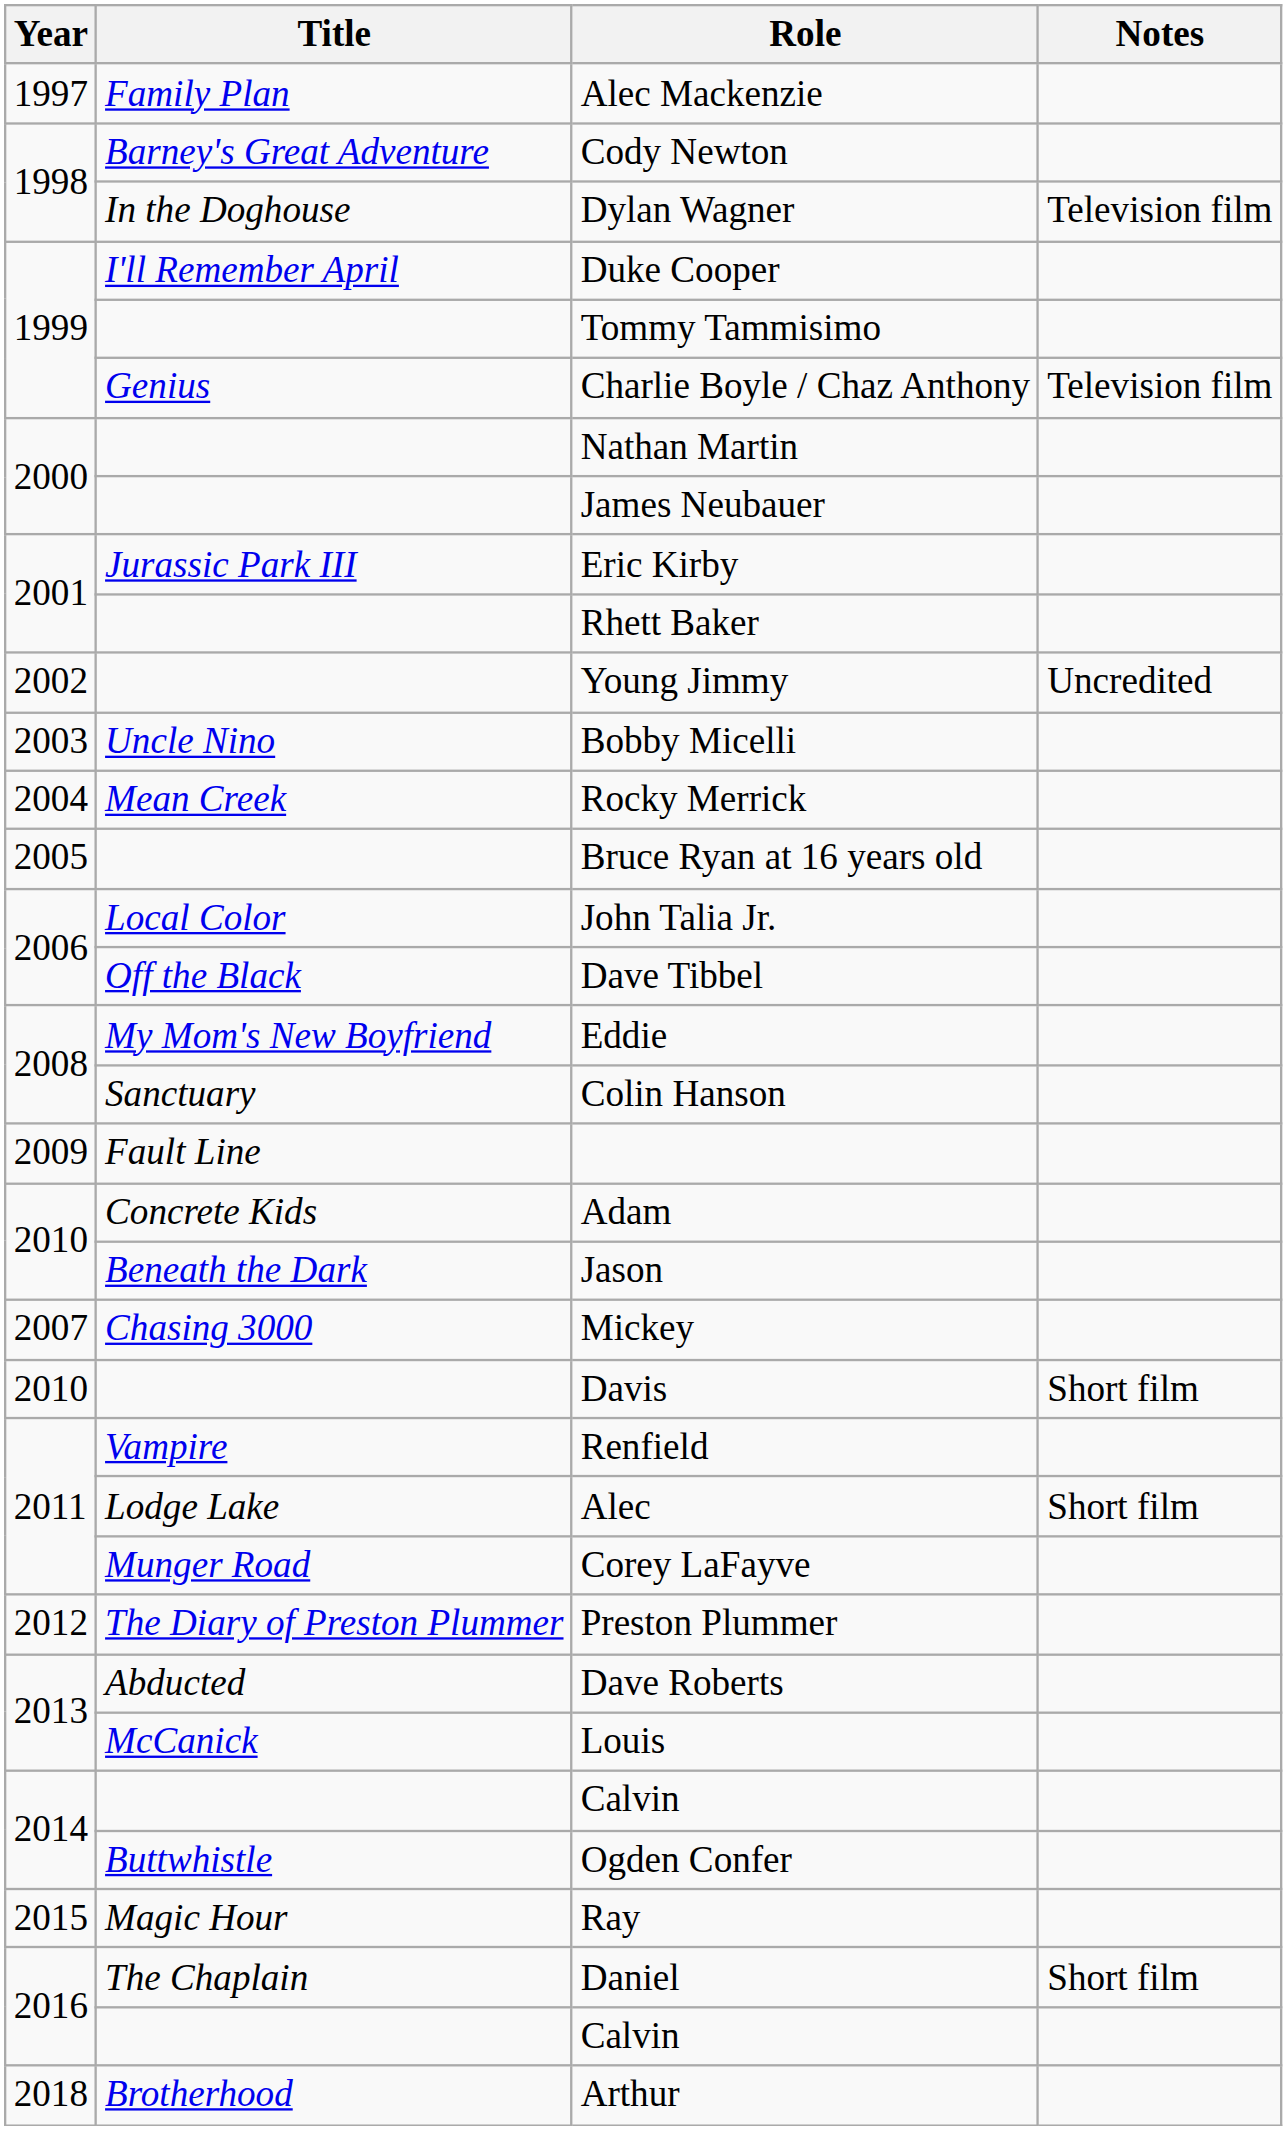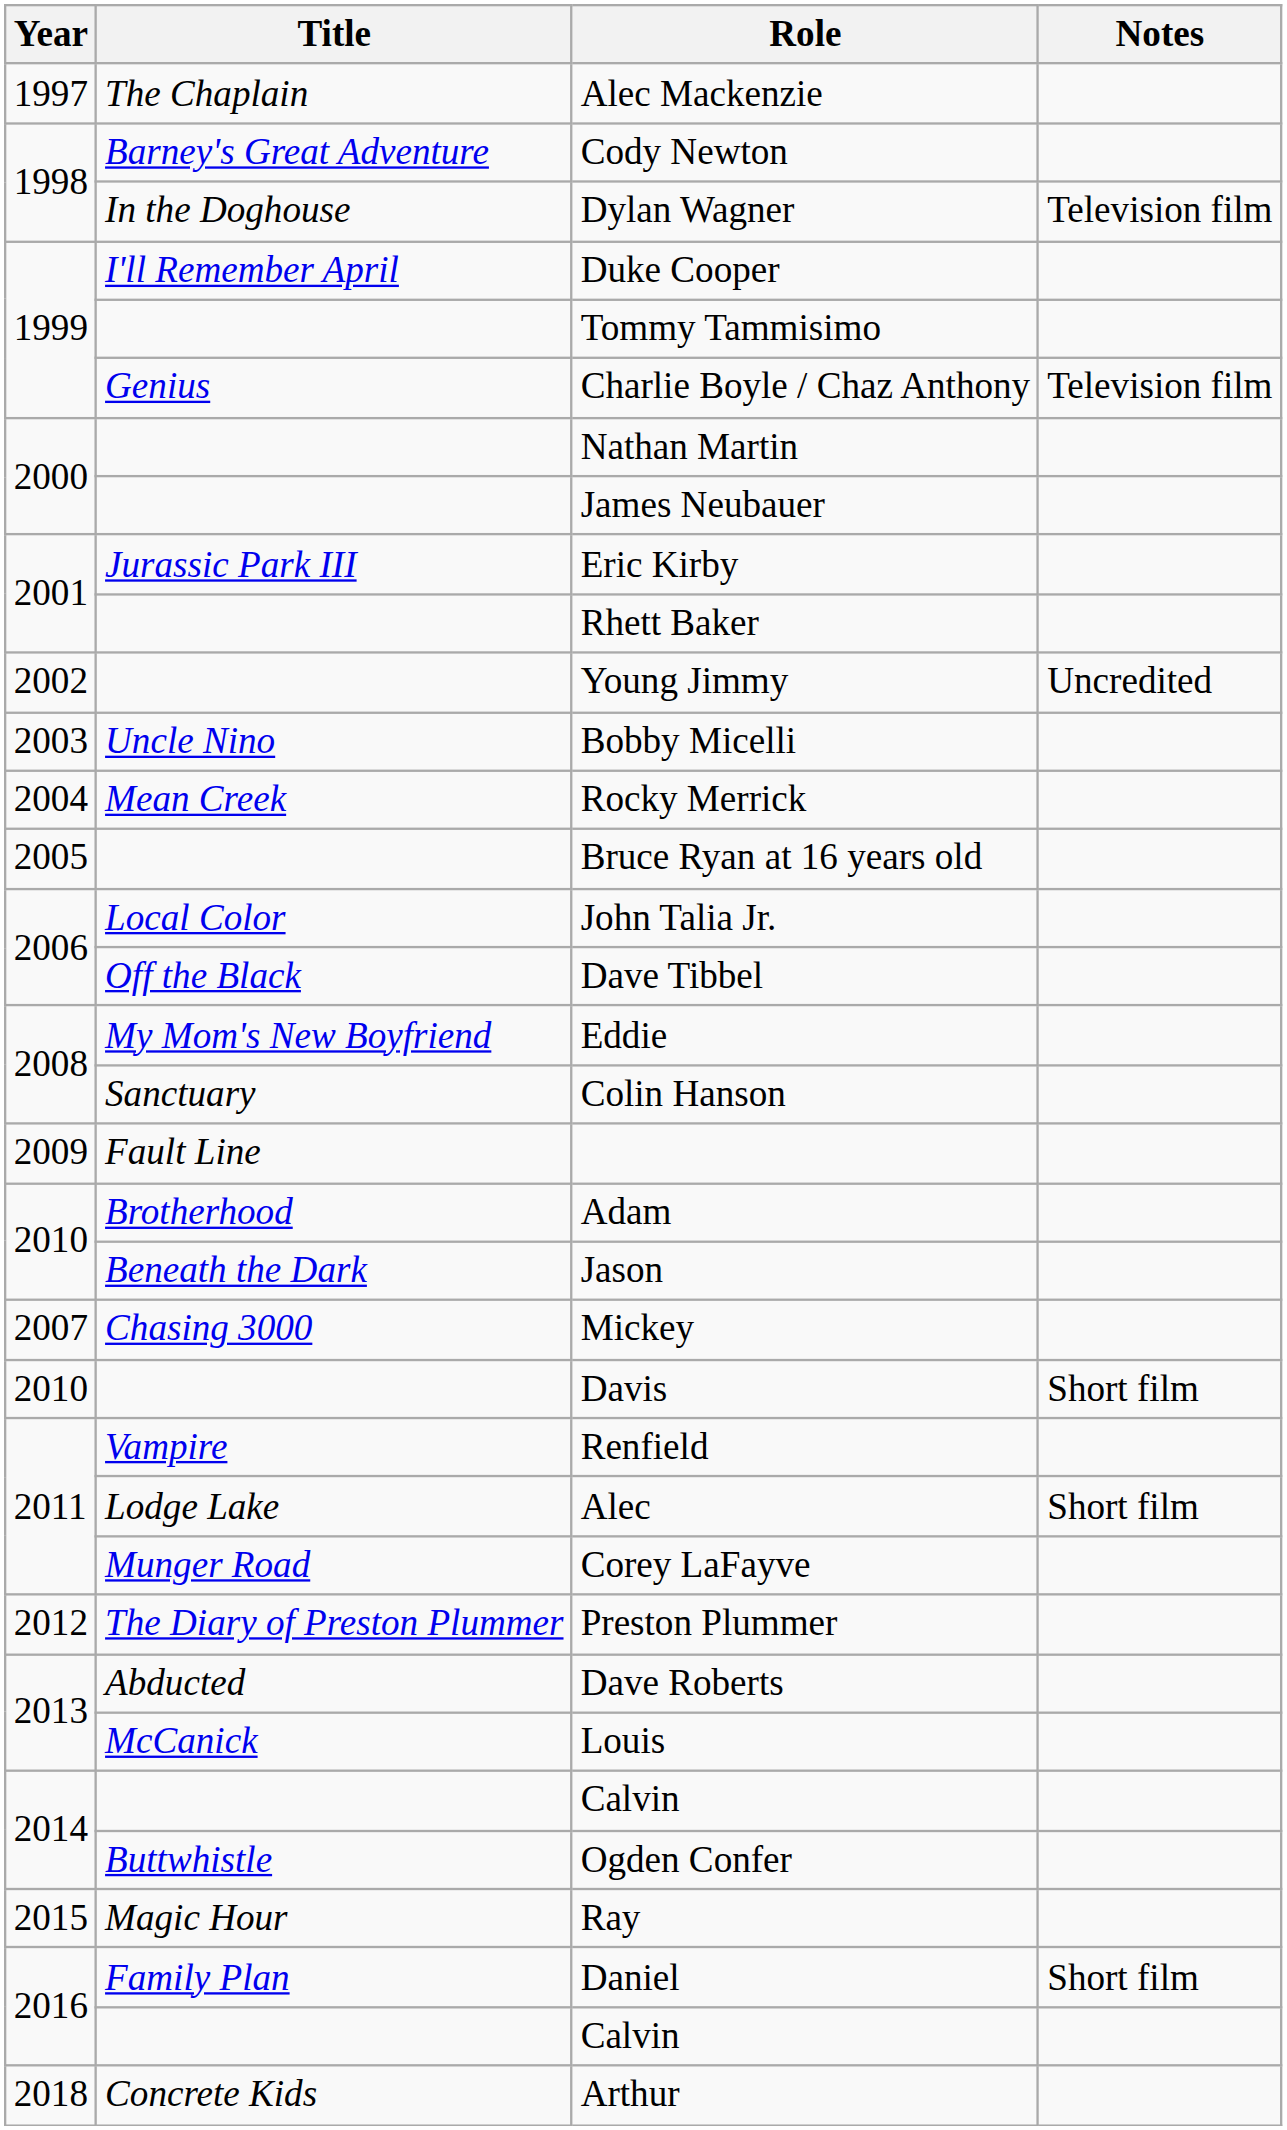(197, 92) Family Plan -> (207, 92) The Chaplain
(211, 1211) Concrete Kids -> (199, 1211) Brotherhood
(207, 1976) The Chaplain -> (197, 1976) Family Plan
(199, 2094) Brotherhood -> (211, 2094) Concrete Kids
